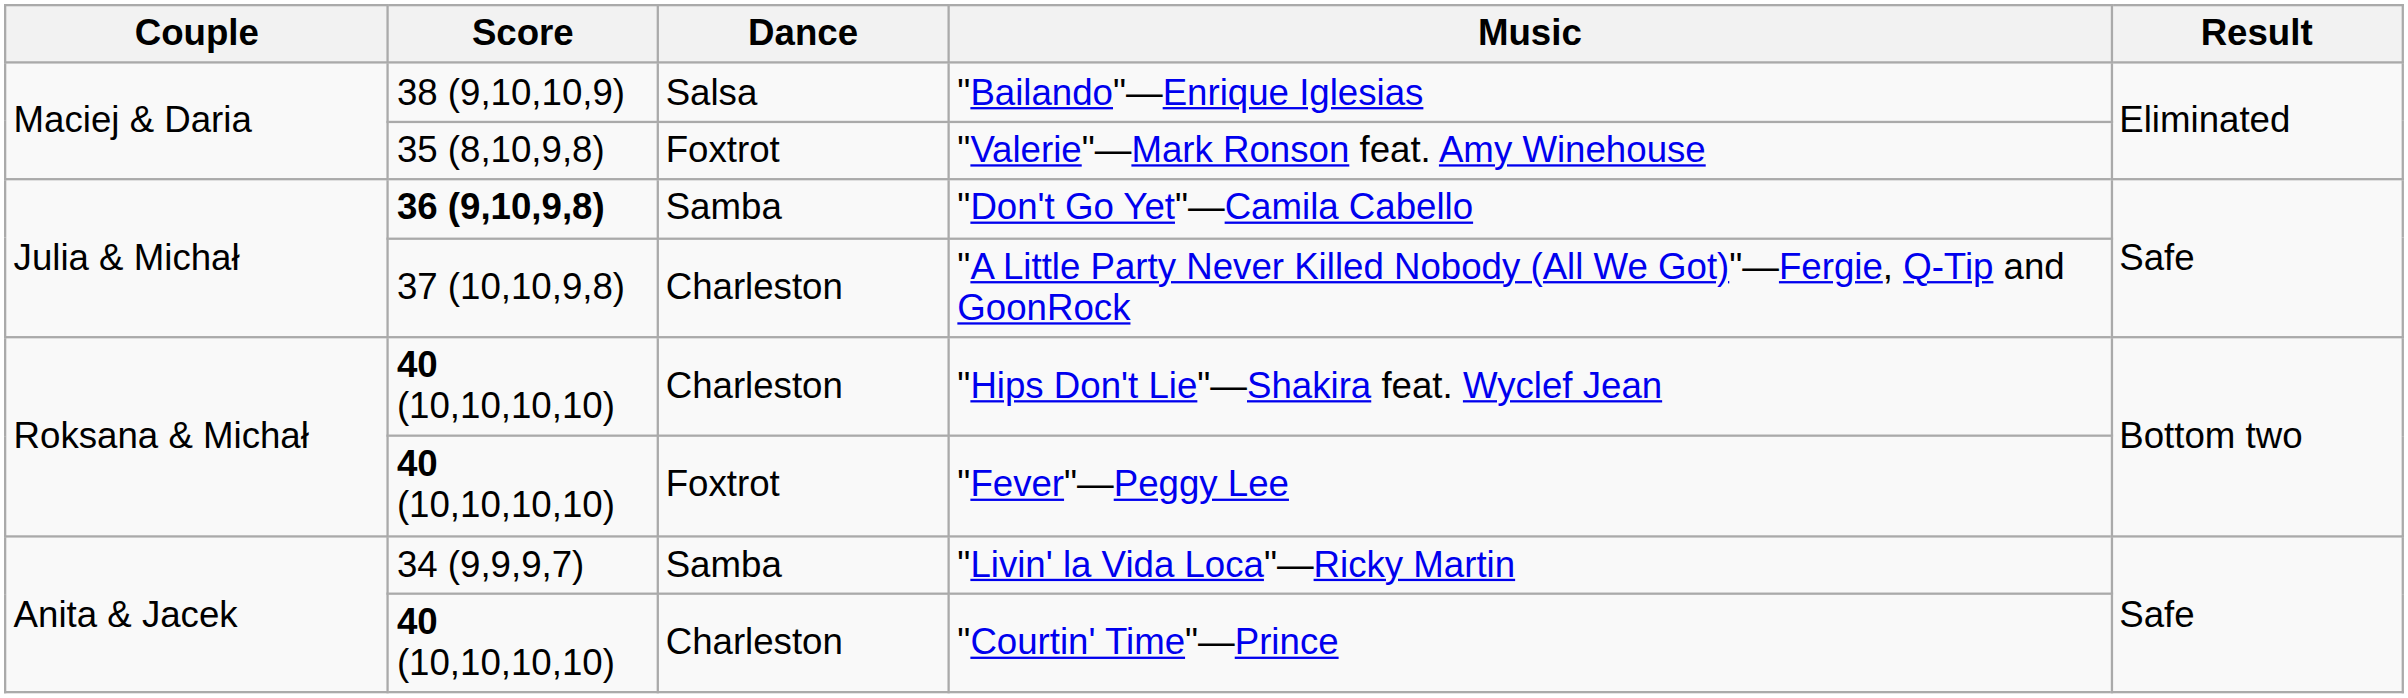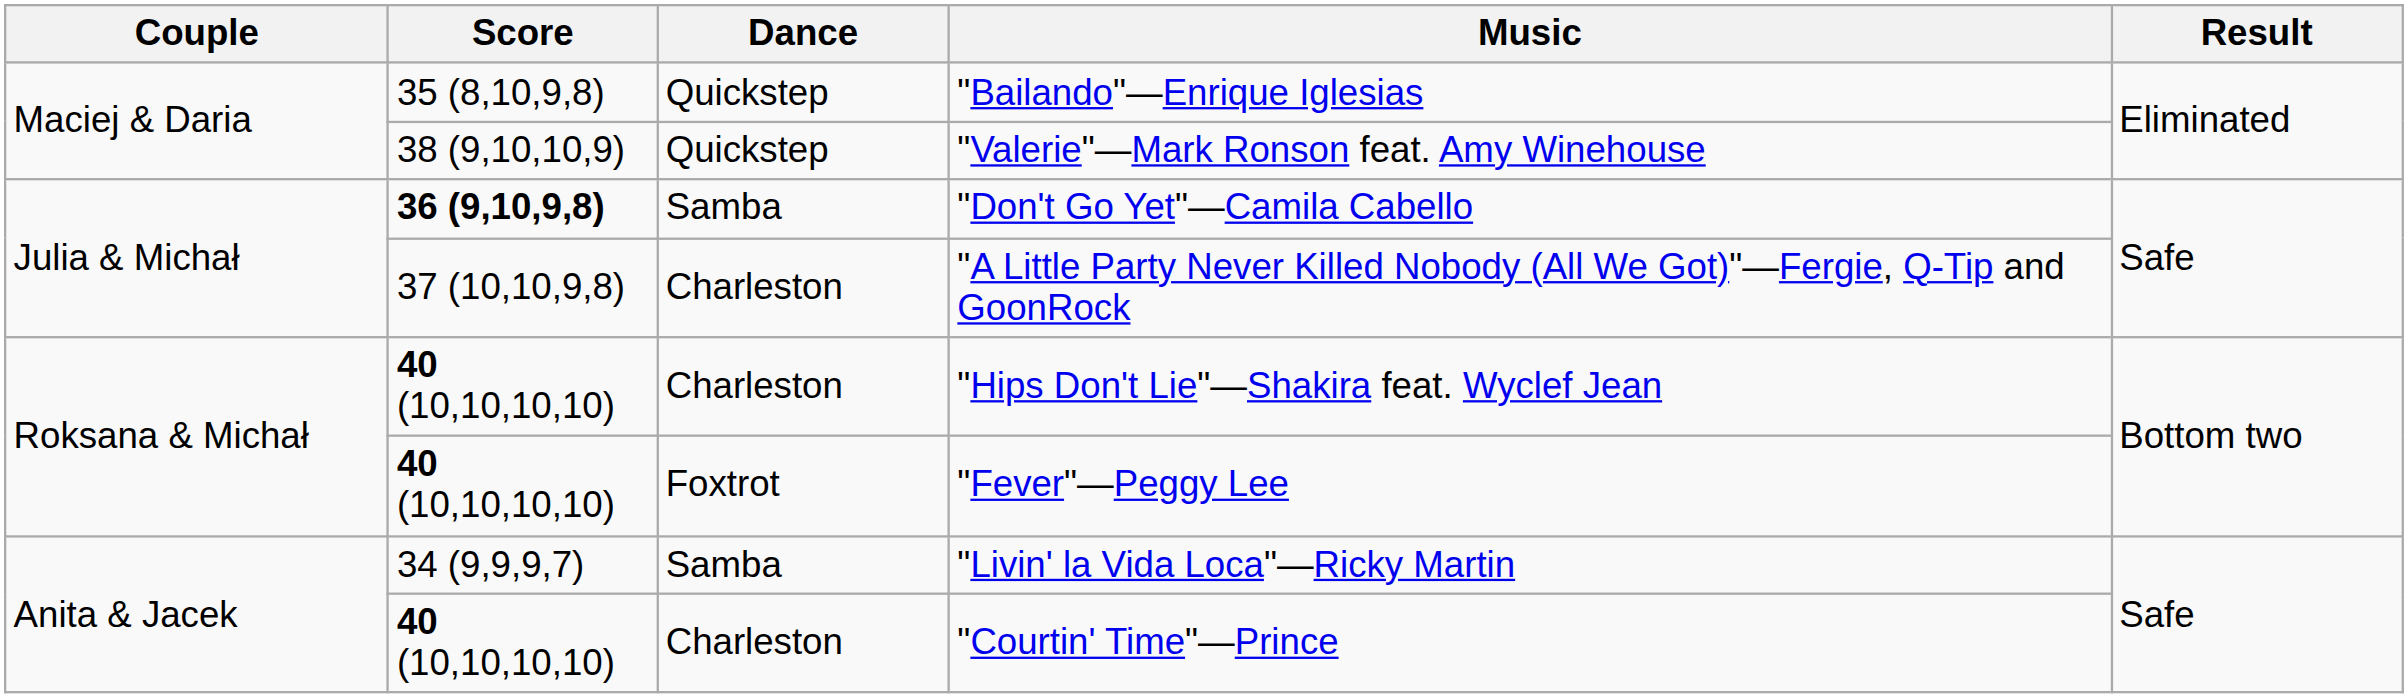(511, 91) 38 (9,10,10,9) -> (501, 91) 35 (8,10,9,8)
(712, 91) Salsa -> (747, 91) Quickstep
(501, 149) 35 (8,10,9,8) -> (511, 149) 38 (9,10,10,9)
(723, 149) Foxtrot -> (747, 149) Quickstep
